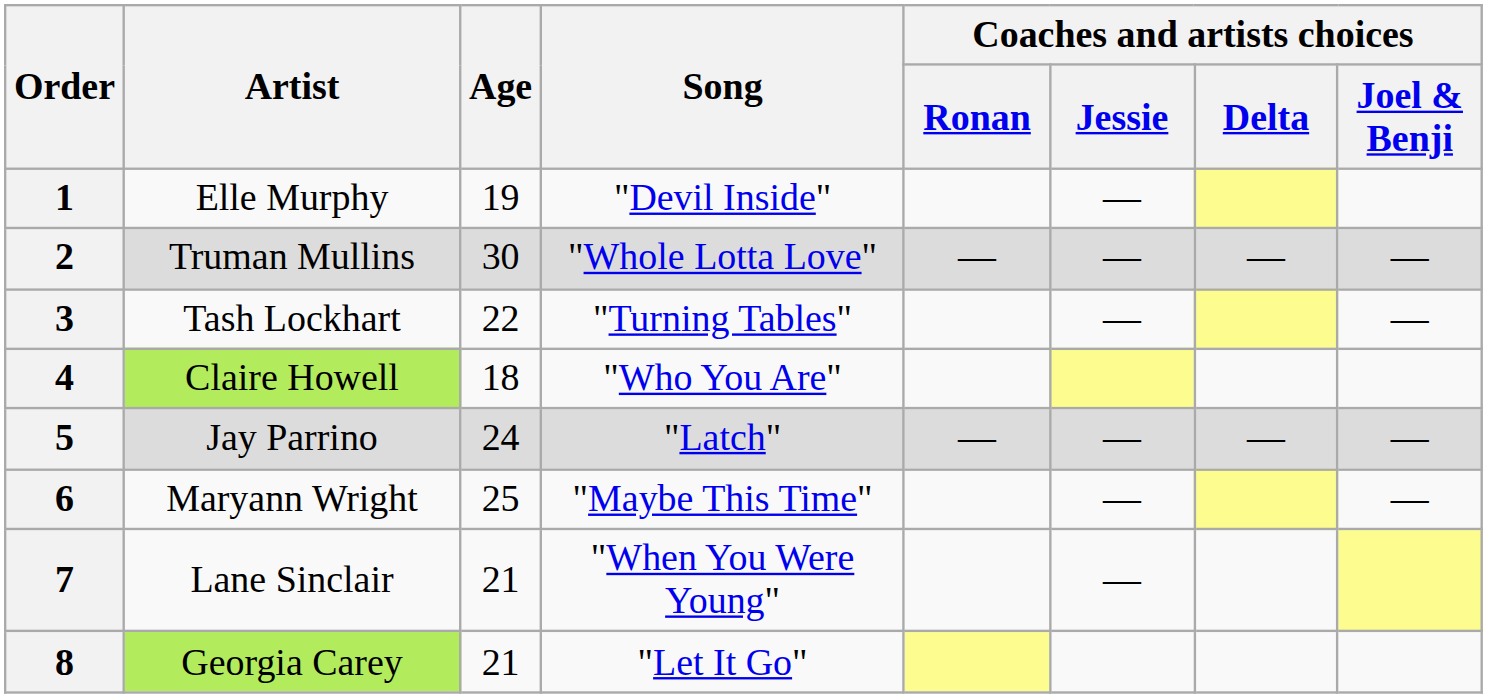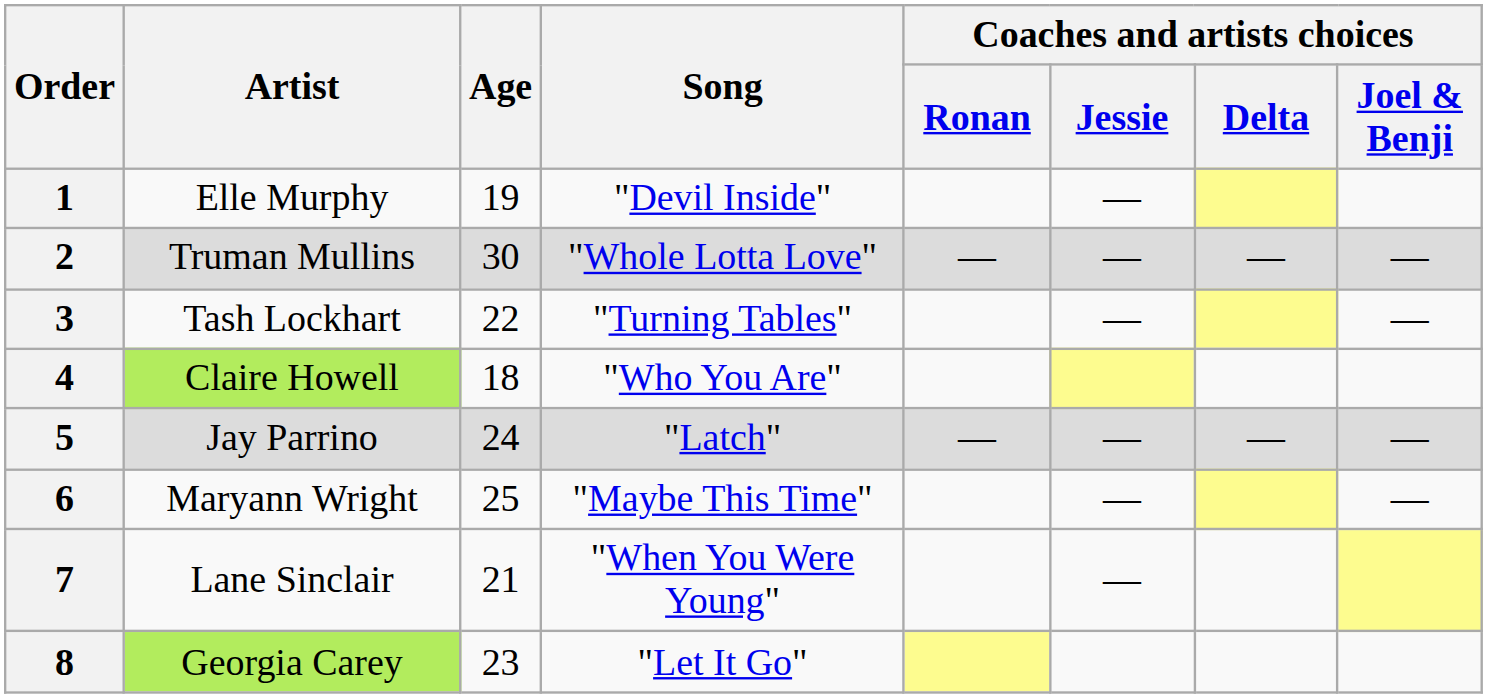(501, 661) 21 -> (501, 661) 23
